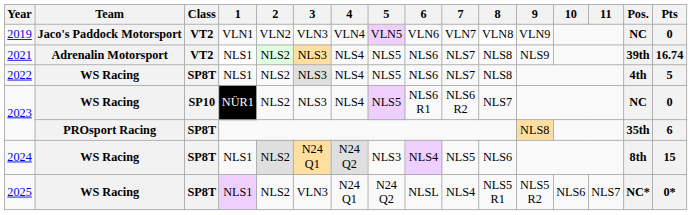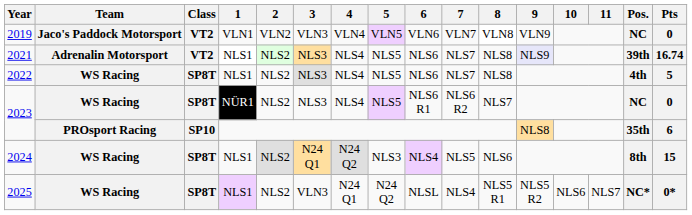(535, 54) no background -> (535, 54) lavender background
(202, 102) SP10 -> (202, 102) SP8T
(202, 129) SP8T -> (202, 129) SP10
